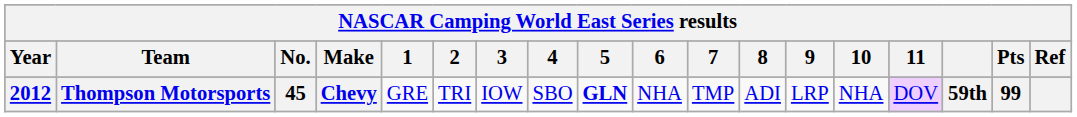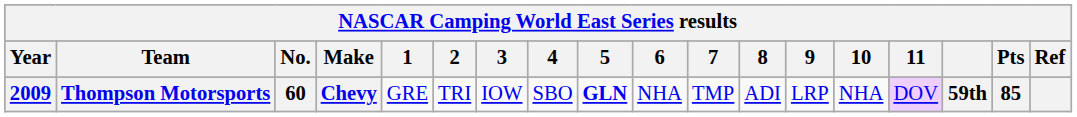(30, 93) 2012 -> (30, 93) 2009
(295, 93) 45 -> (295, 93) 60
(1011, 93) 99 -> (1011, 93) 85
